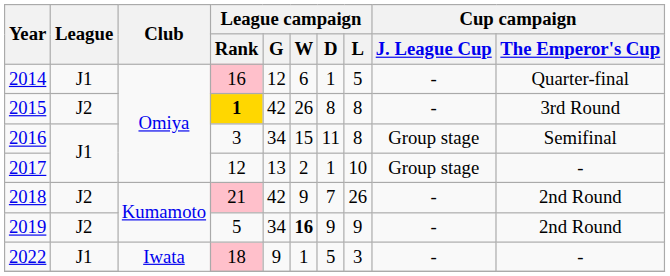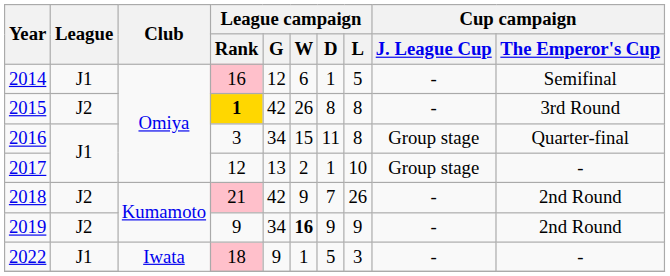(580, 78) Quarter-final -> (580, 78) Semifinal
(580, 138) Semifinal -> (580, 138) Quarter-final
(237, 227) 5 -> (237, 227) 9
